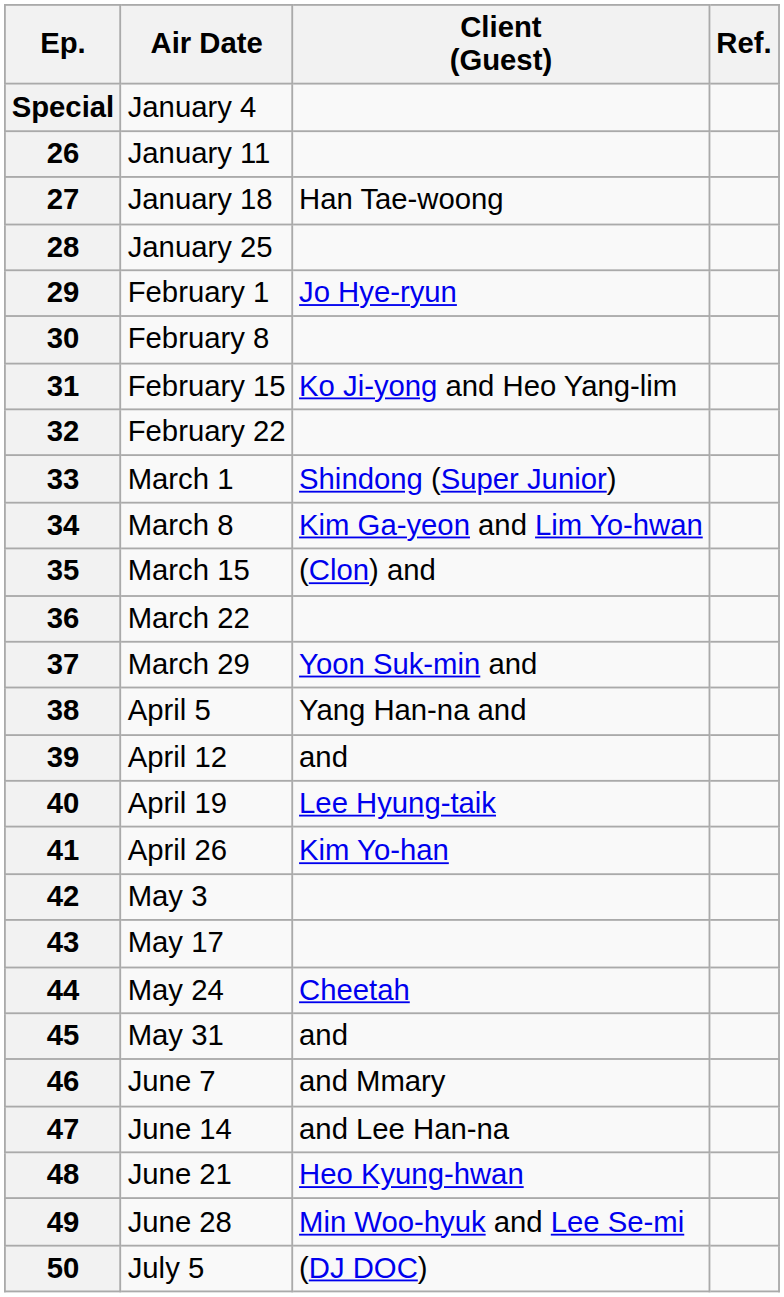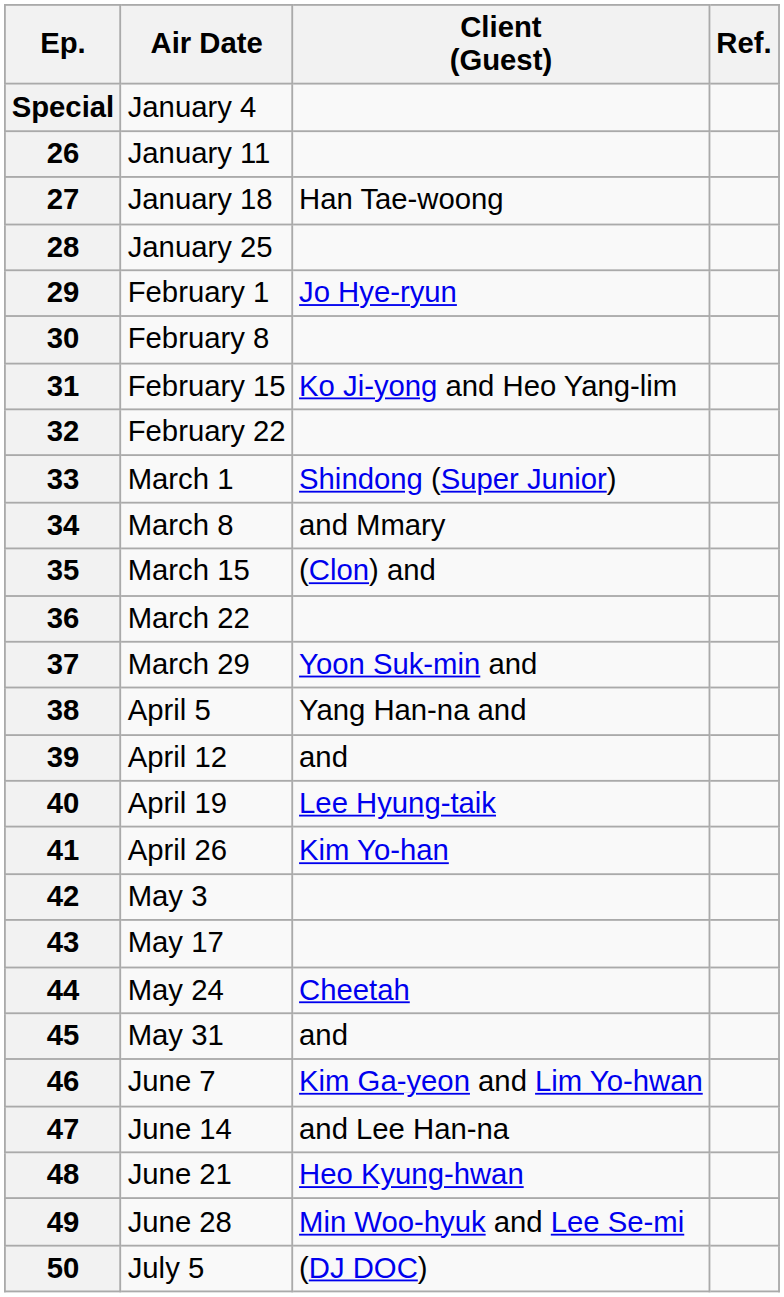(501, 525) Kim Ga-yeon and Lim Yo-hwan -> (372, 525) and Mmary
(372, 1082) and Mmary -> (501, 1082) Kim Ga-yeon and Lim Yo-hwan
